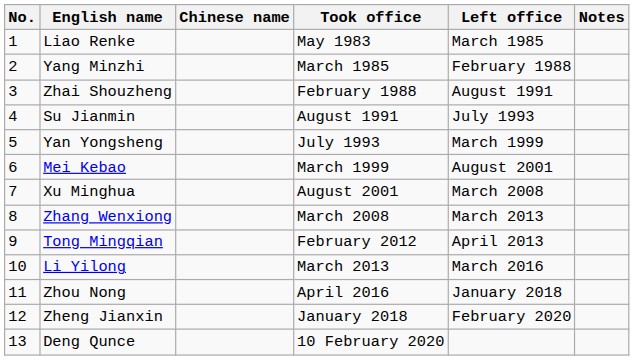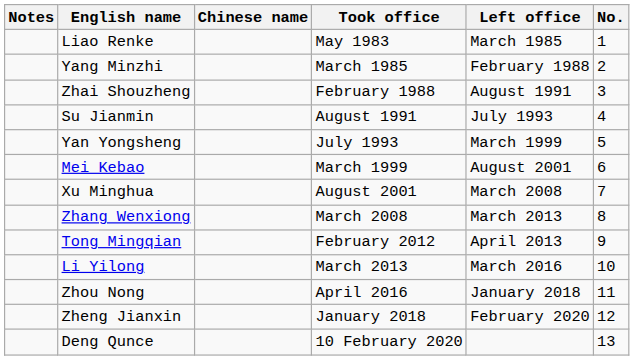columns swapped: (22, 17) <-> (602, 17)
